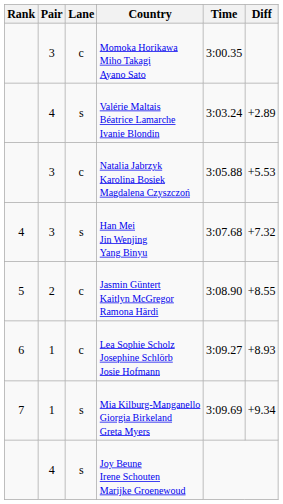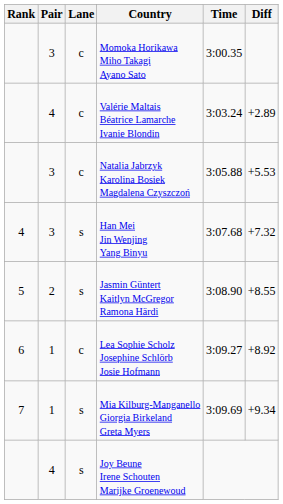(81, 112) s -> (81, 112) c
(81, 291) c -> (81, 291) s
(262, 350) +8.93 -> (262, 350) +8.92
